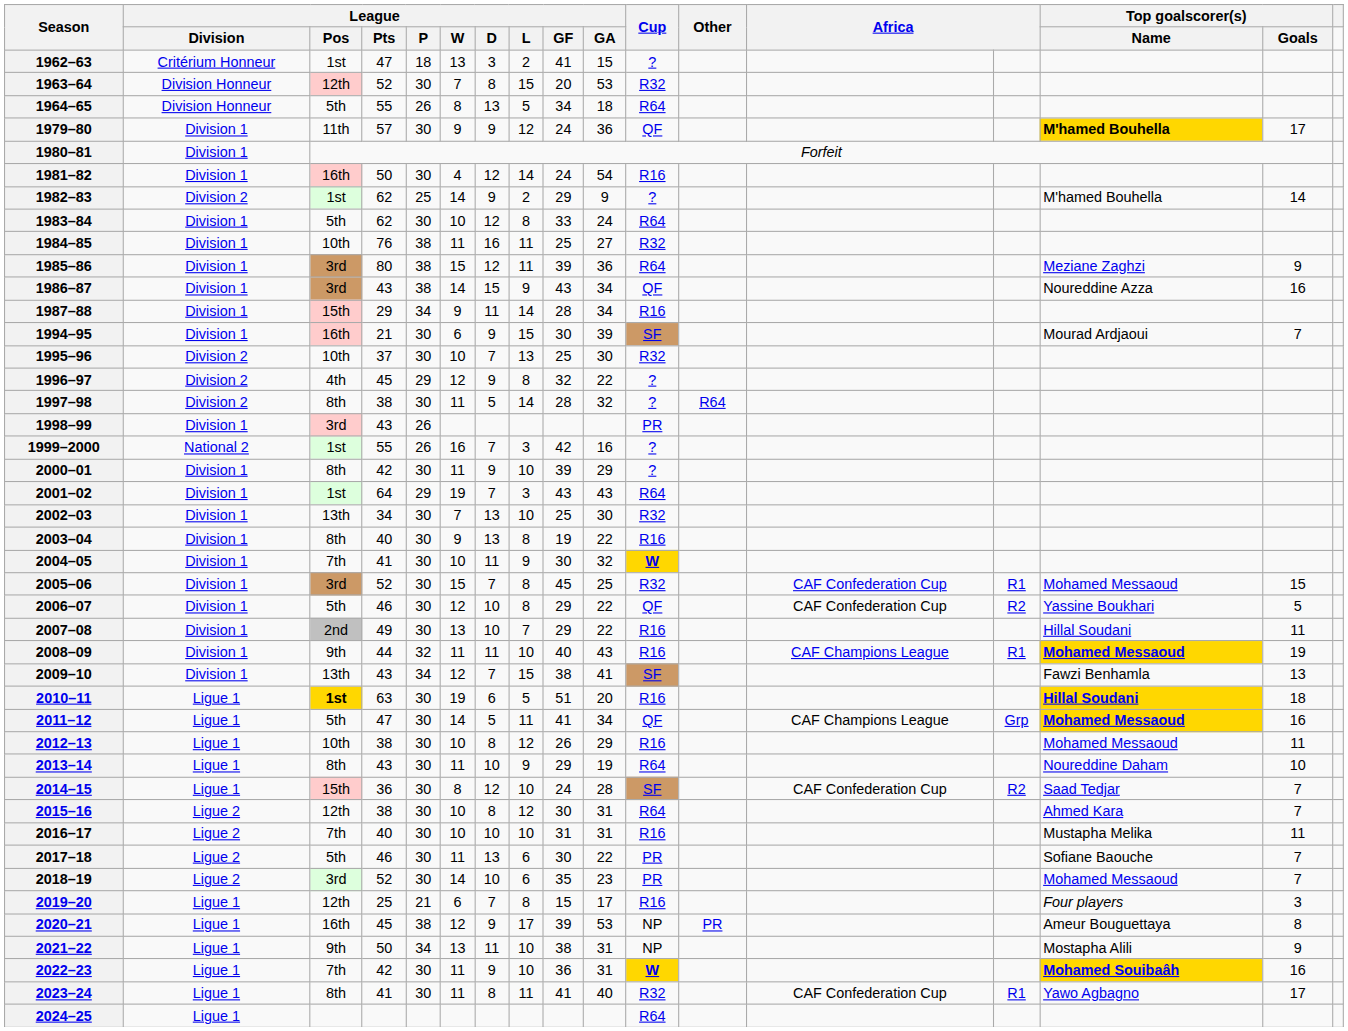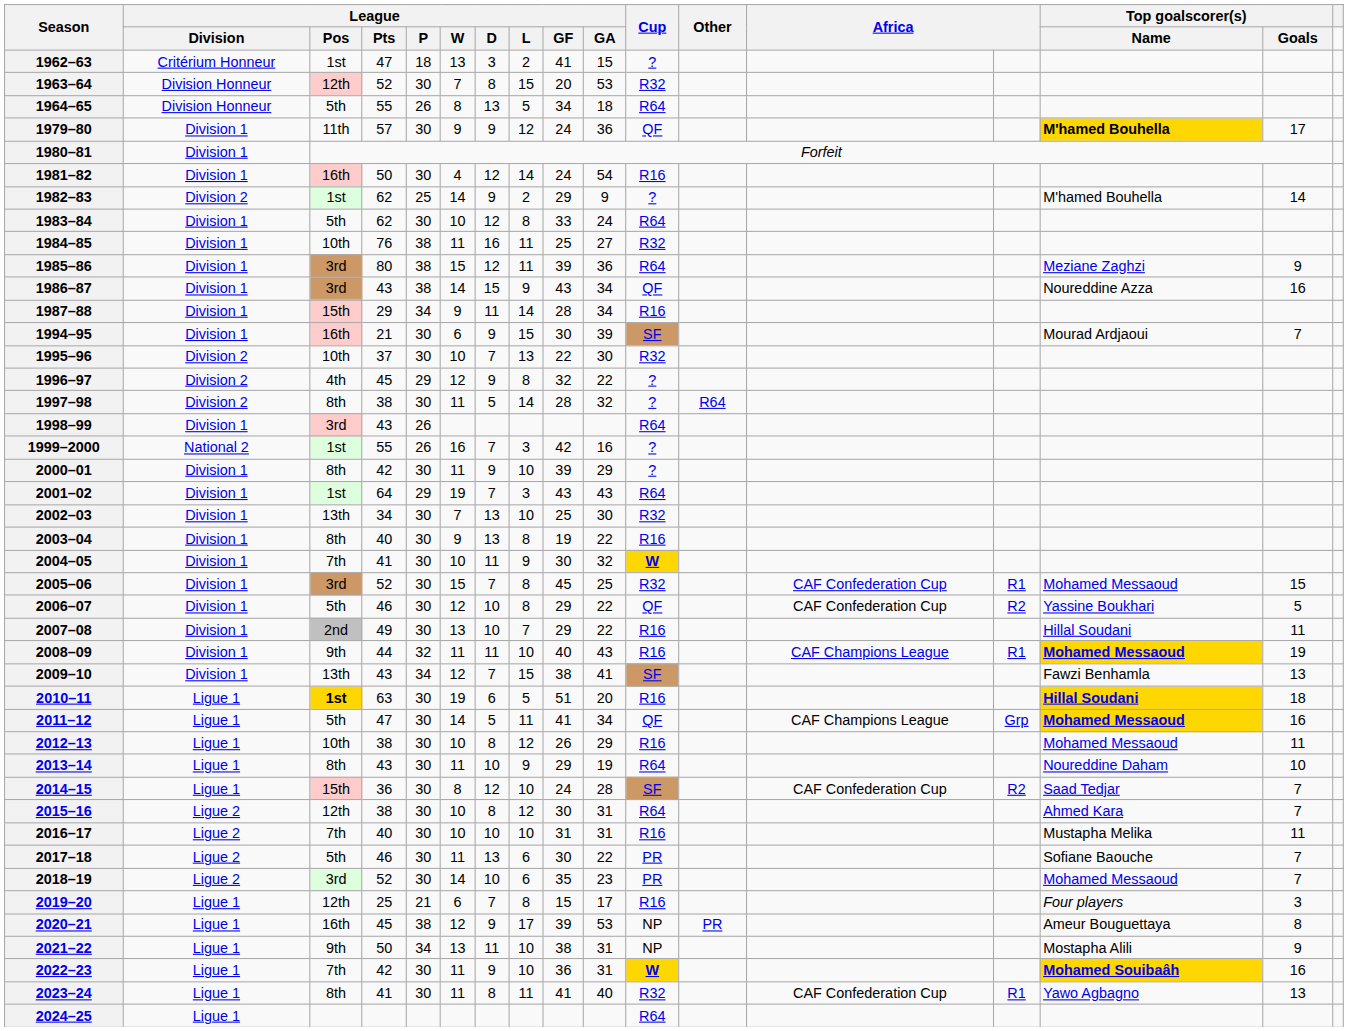(563, 356) 25 -> (563, 356) 22
(652, 425) PR -> (652, 425) R64
(1298, 993) 17 -> (1298, 993) 13
